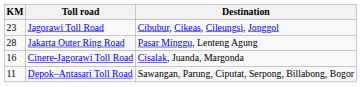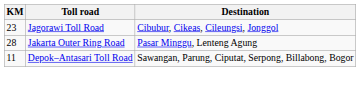- row: (81, 58)
